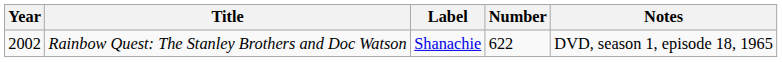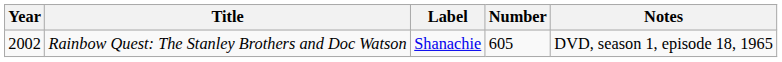(501, 43) 622 -> (501, 43) 605
